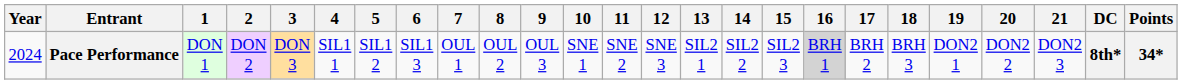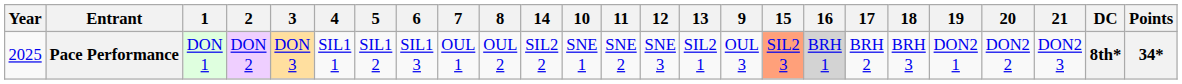columns swapped: (542, 17) <-> (742, 17)
(25, 54) 2024 -> (25, 54) 2025
(783, 54) no background -> (783, 54) lightsalmon background
